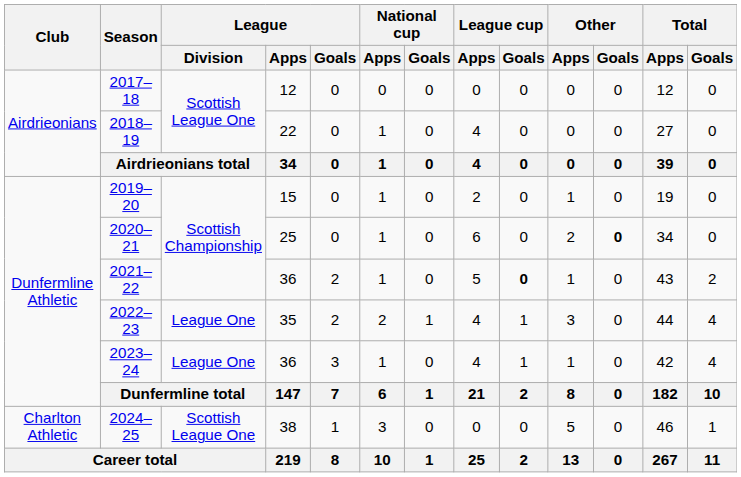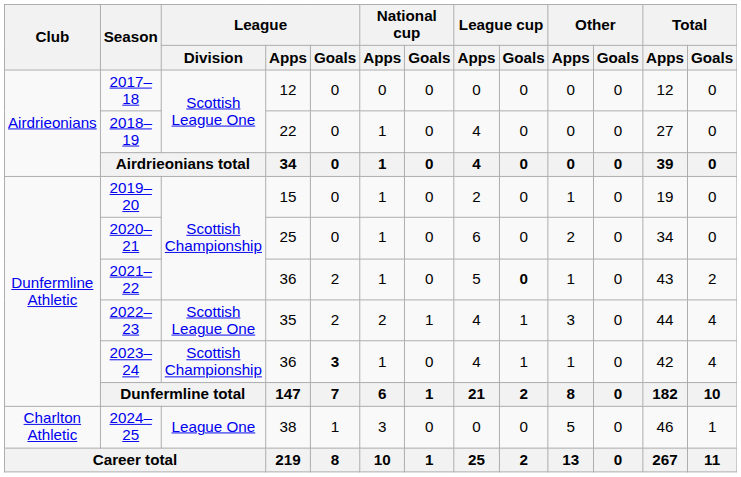(618, 238) bold -> (618, 238) normal
(213, 320) League One -> (213, 320) Scottish League One
(213, 361) League One -> (213, 361) Scottish Championship
(335, 361) normal -> (335, 361) bold
(213, 427) Scottish League One -> (213, 427) League One
